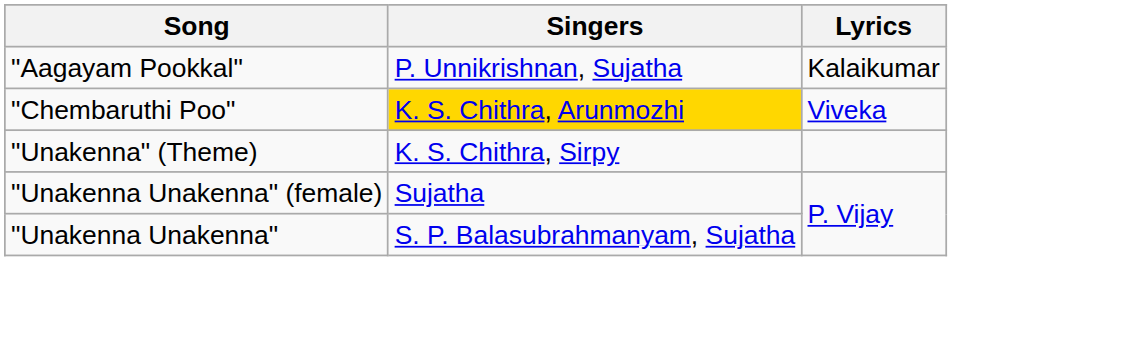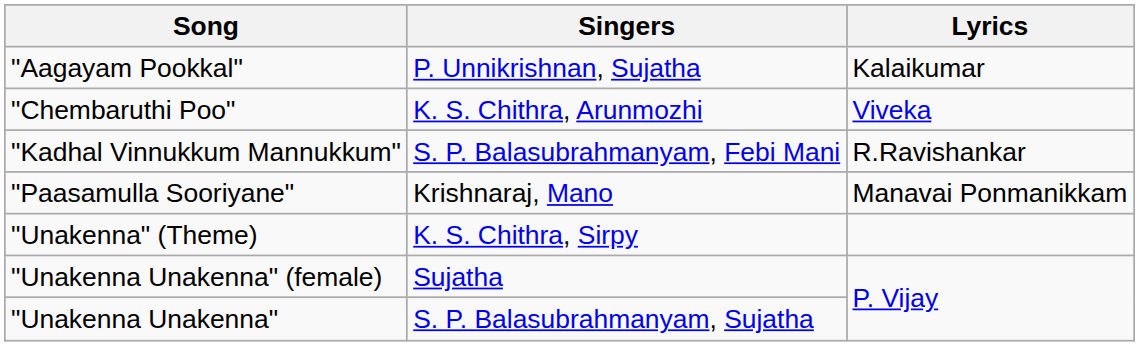(539, 110) gold background -> (558, 110) no background
+ row: (206, 152)
+ row: (153, 193)
